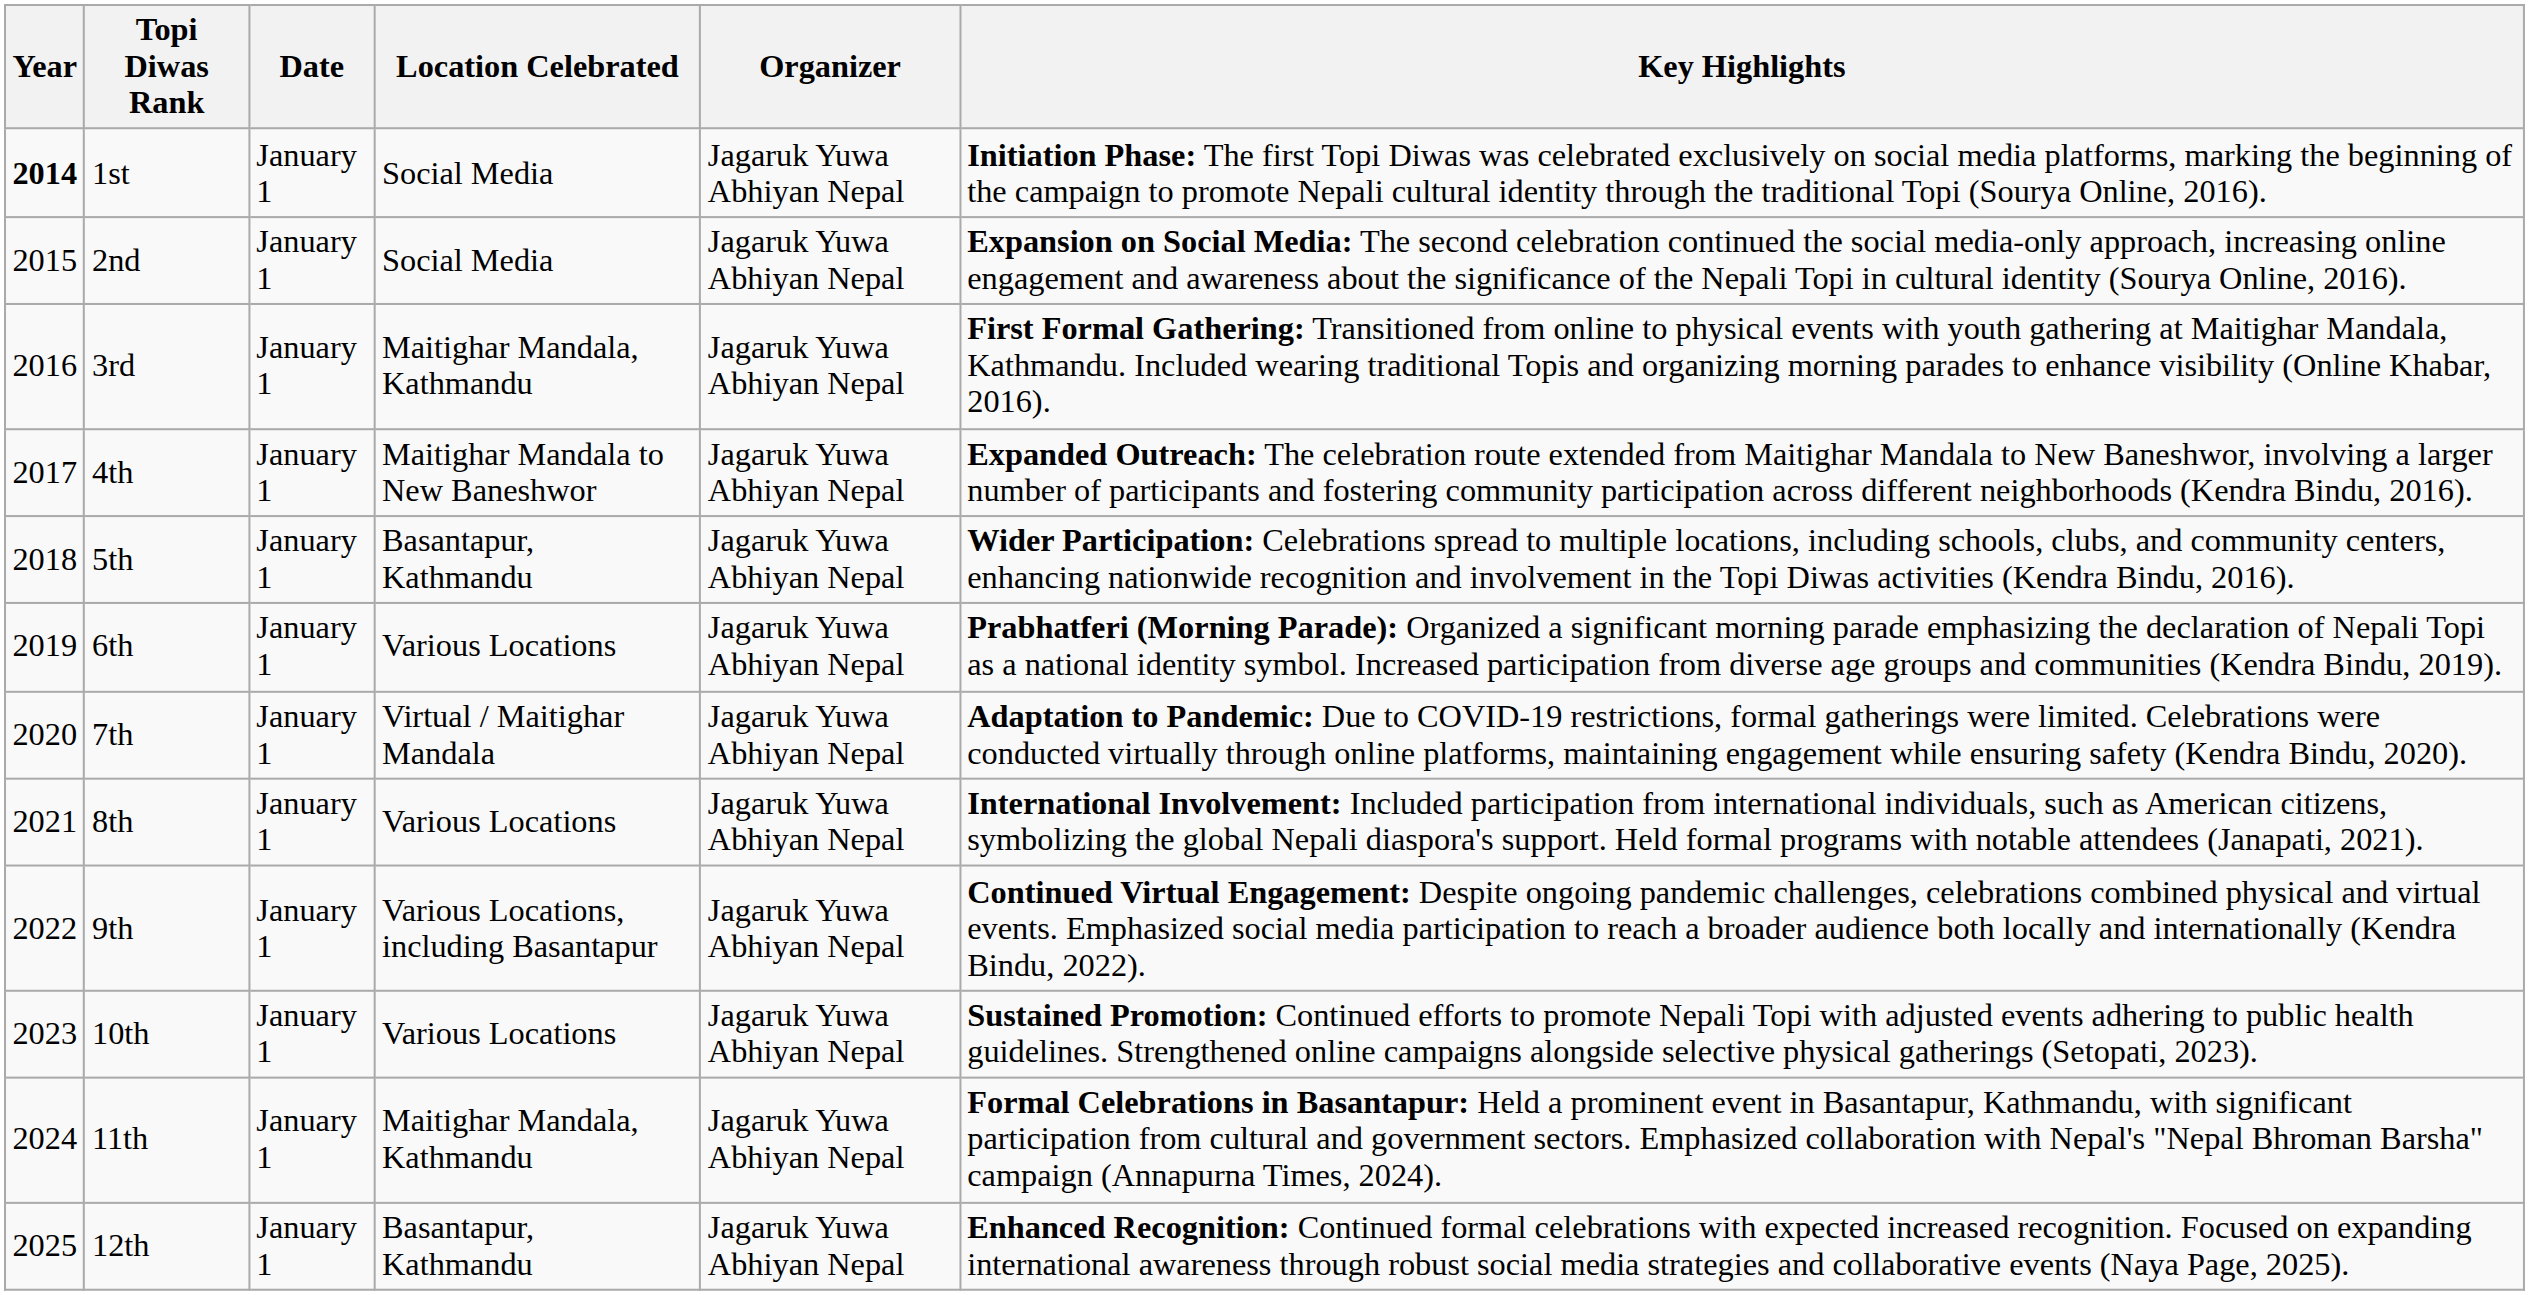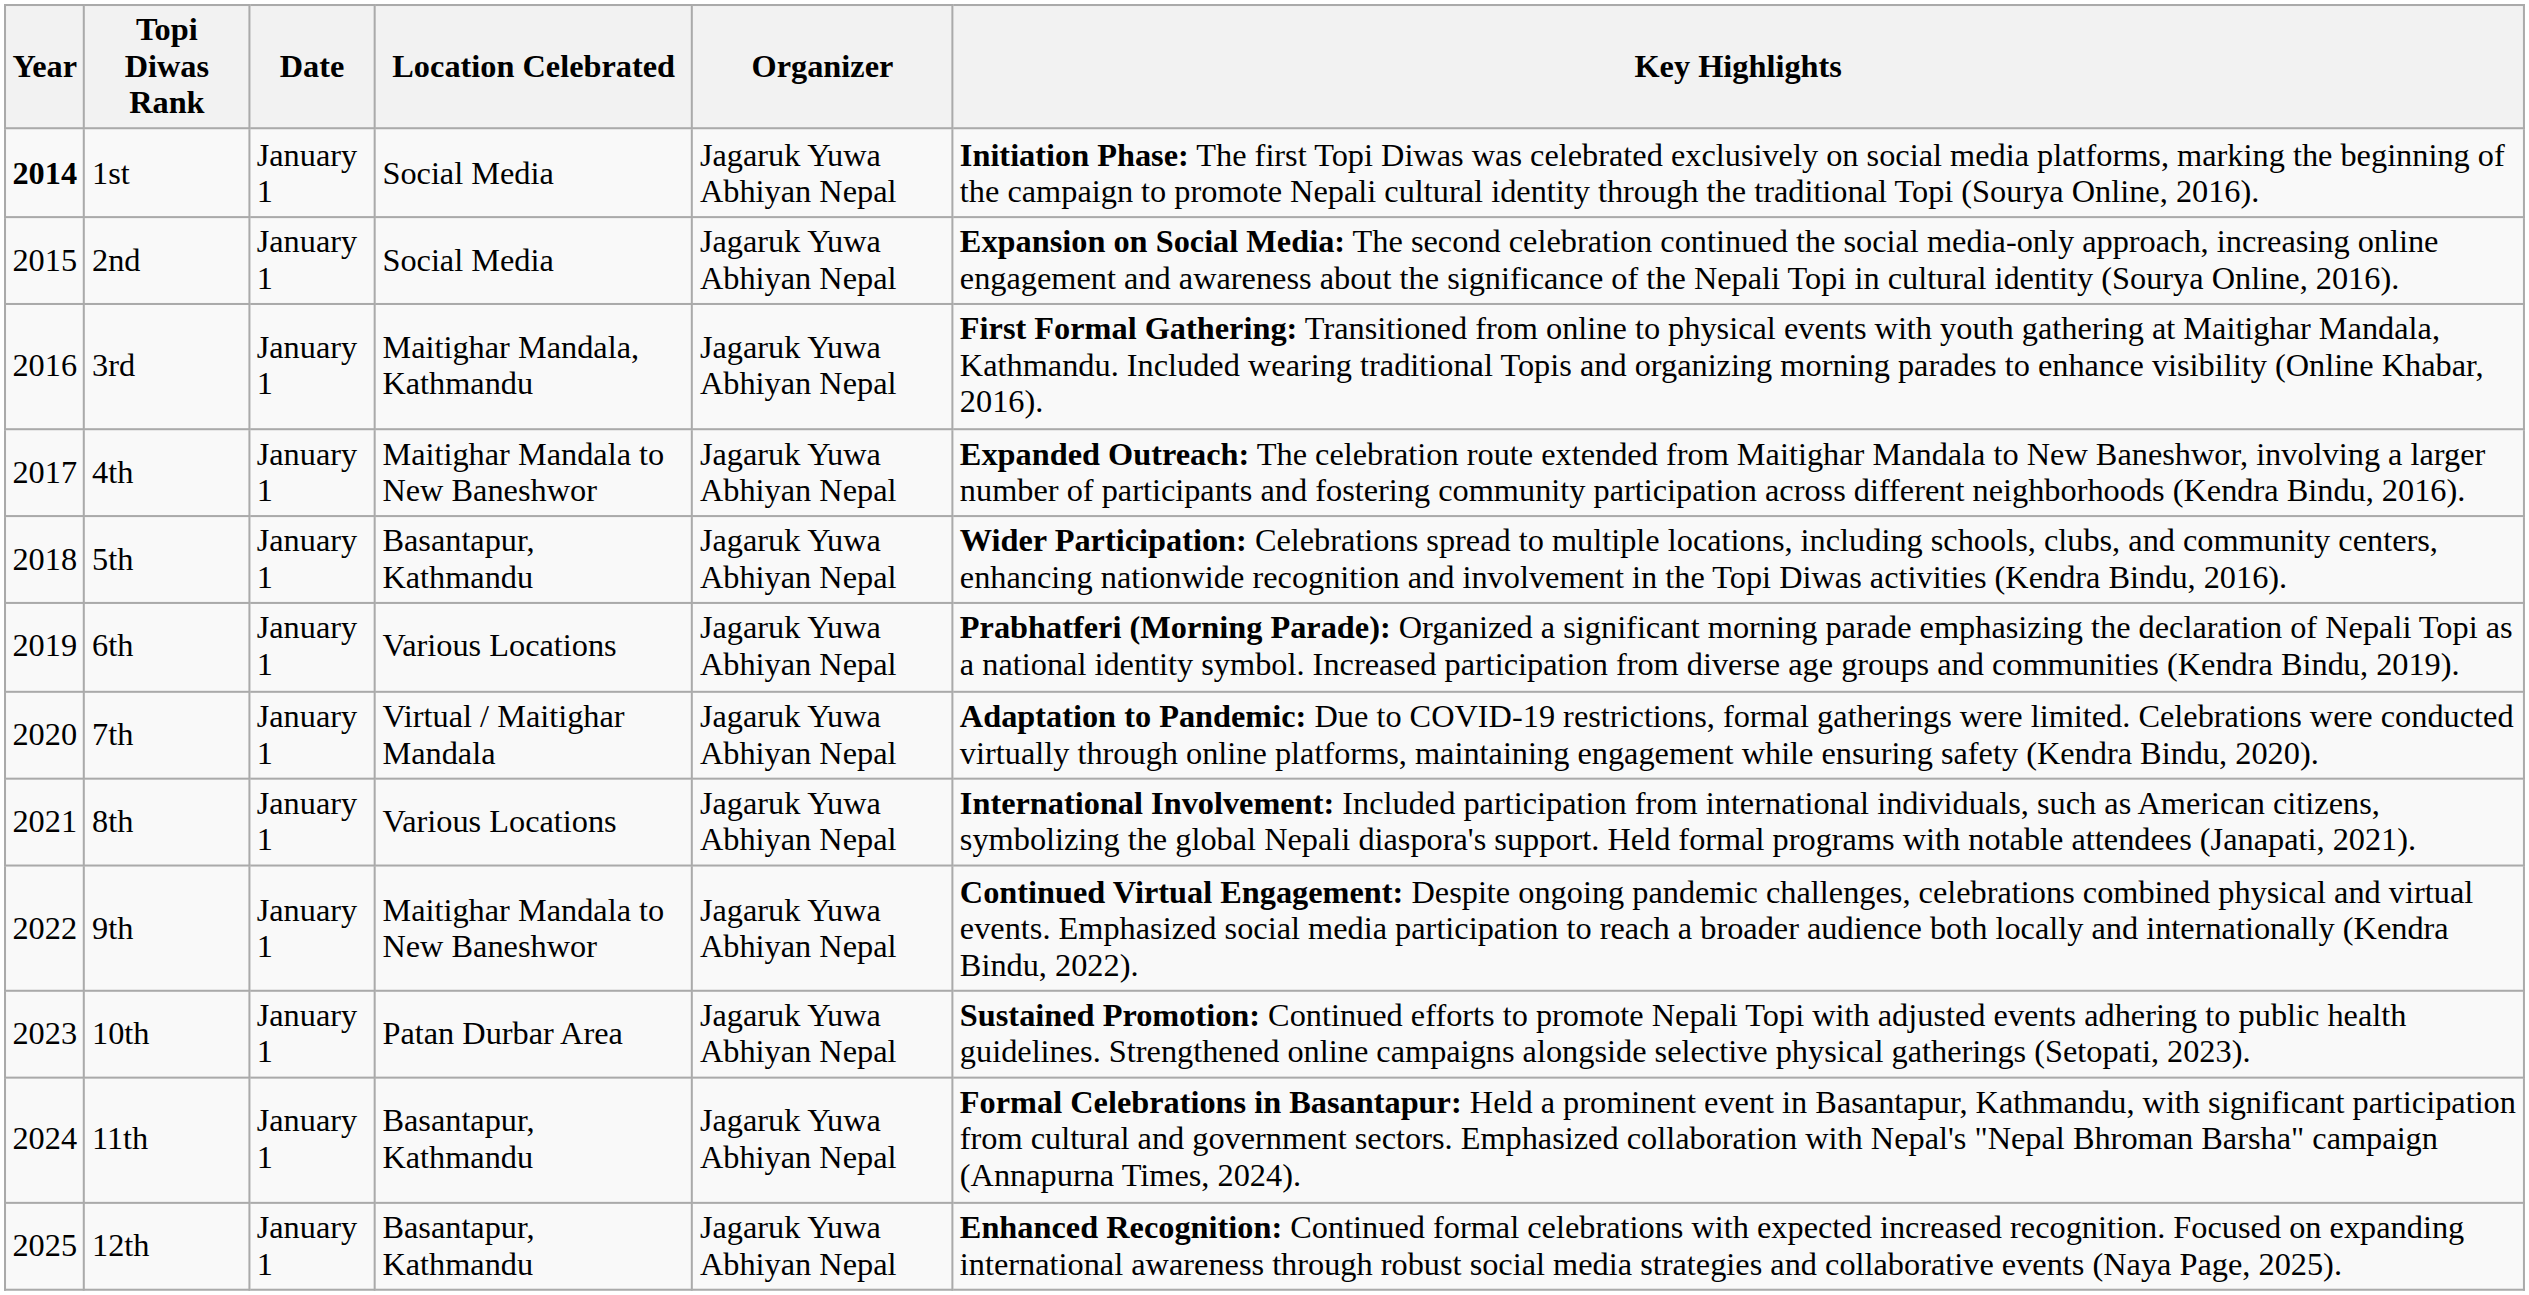(520, 927) Various Locations, including Basantapur -> (523, 927) Maitighar Mandala to New Baneshwor
(499, 1033) Various Locations -> (503, 1033) Patan Durbar Area
(510, 1139) Maitighar Mandala, Kathmandu -> (458, 1139) Basantapur, Kathmandu
